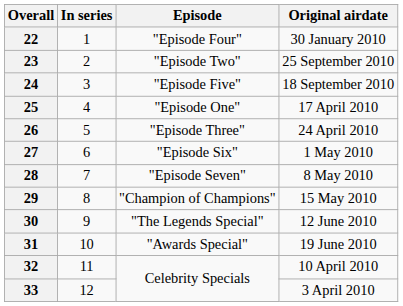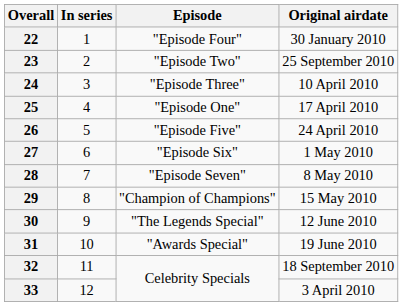(197, 84) "Episode Five" -> (197, 84) "Episode Three"
(338, 84) 18 September 2010 -> (338, 84) 10 April 2010
(197, 130) "Episode Three" -> (197, 130) "Episode Five"
(338, 267) 10 April 2010 -> (338, 267) 18 September 2010
